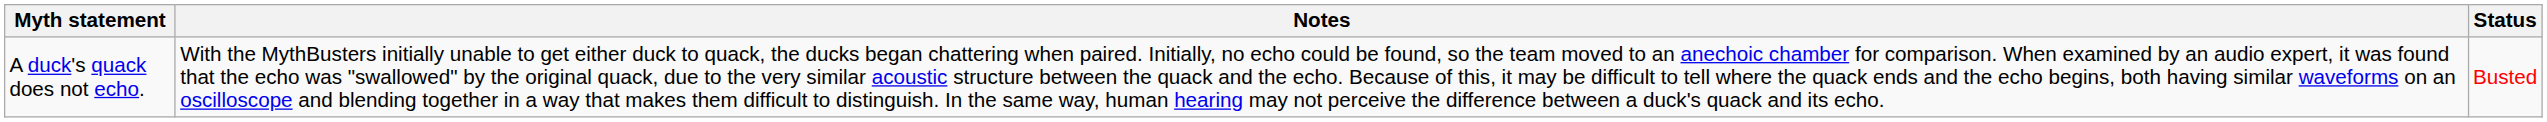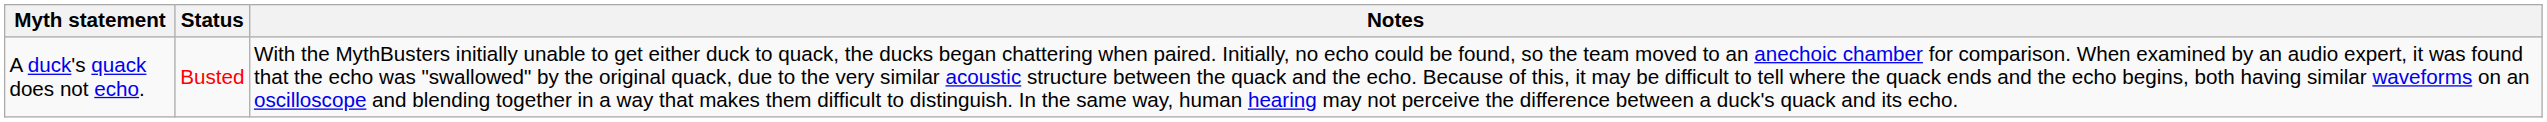columns swapped: (2505, 20) <-> (1322, 20)
